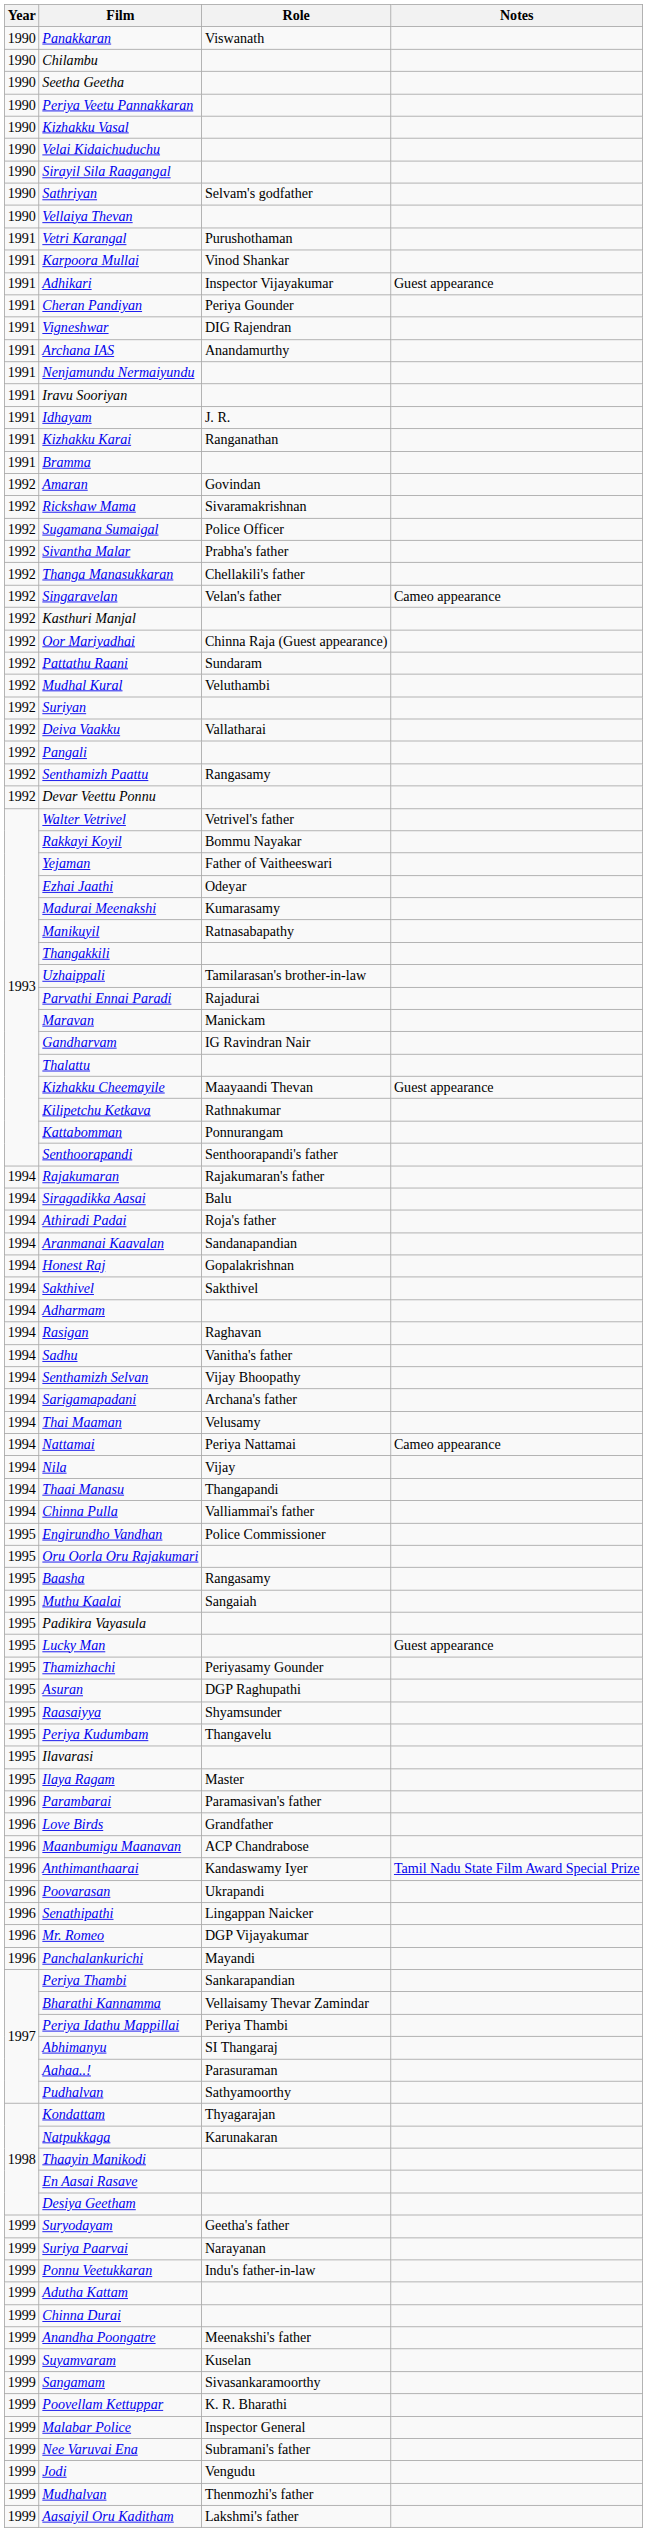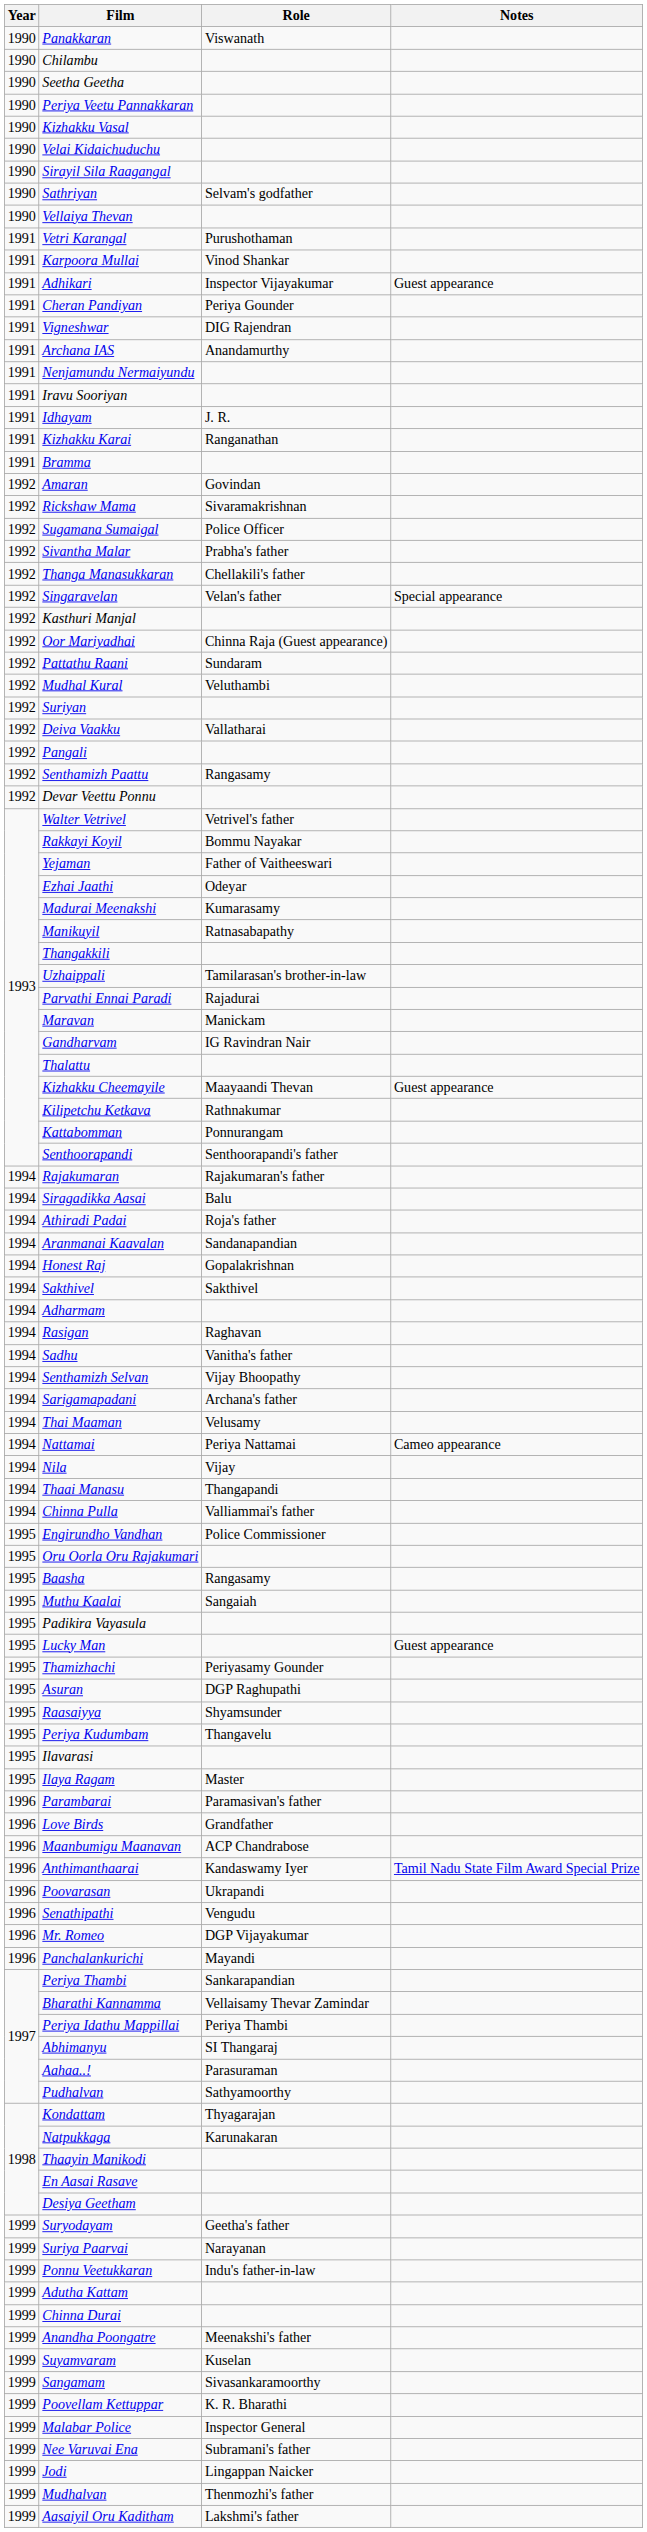(447, 596) Cameo appearance -> (448, 596) Special appearance
(259, 1913) Lingappan Naicker -> (230, 1913) Vengudu
(230, 2471) Vengudu -> (259, 2471) Lingappan Naicker
